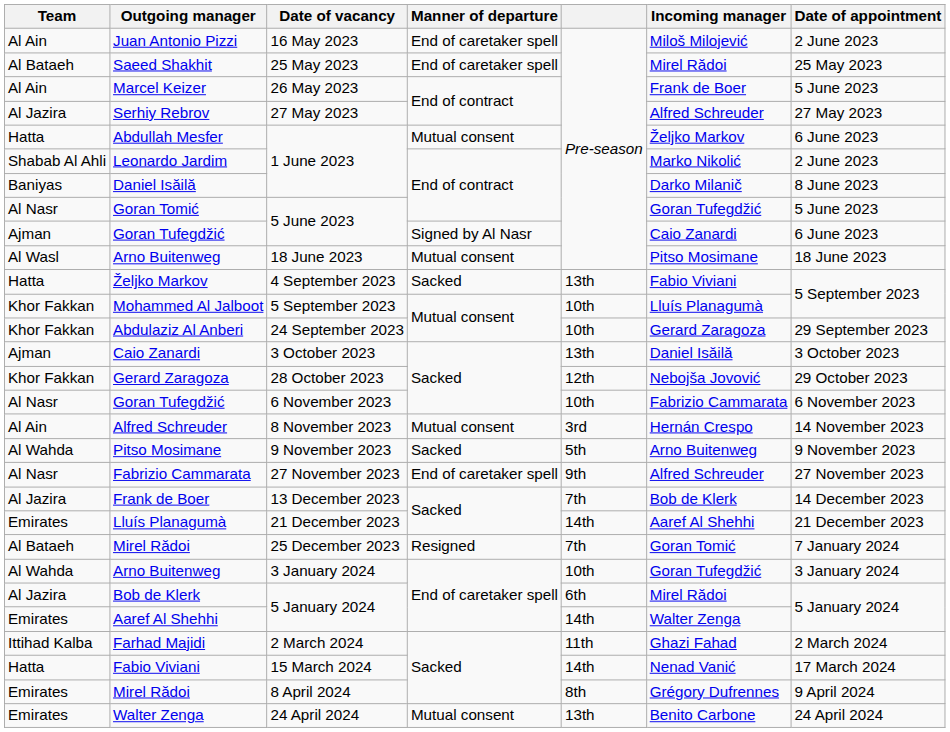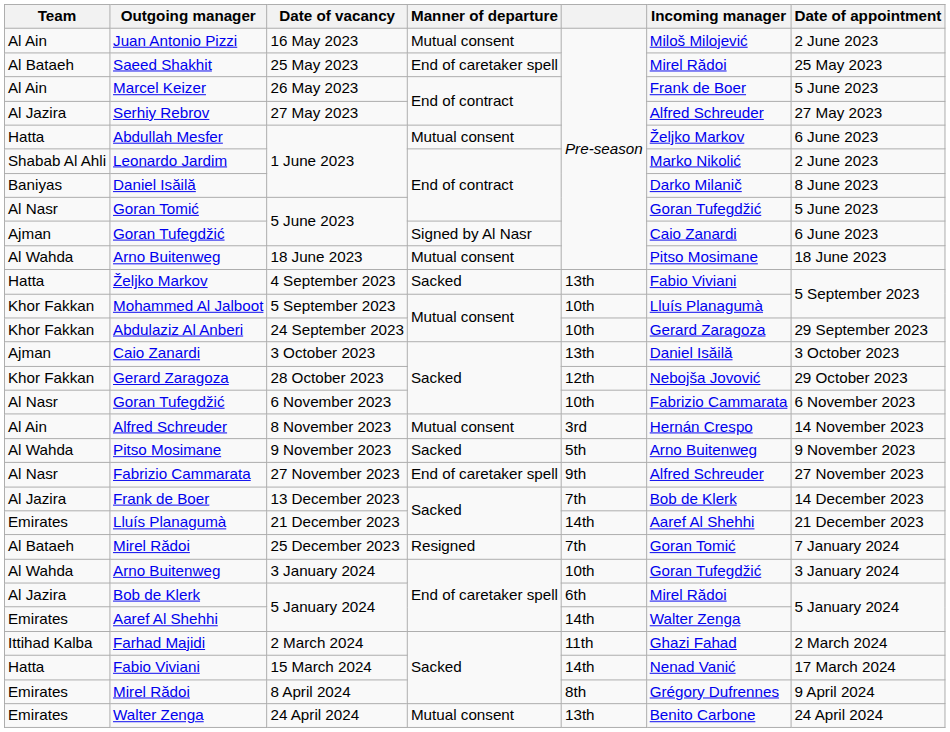(484, 40) End of caretaker spell -> (463, 40) Mutual consent
(33, 257) Al Wasl -> (41, 257) Al Wahda
